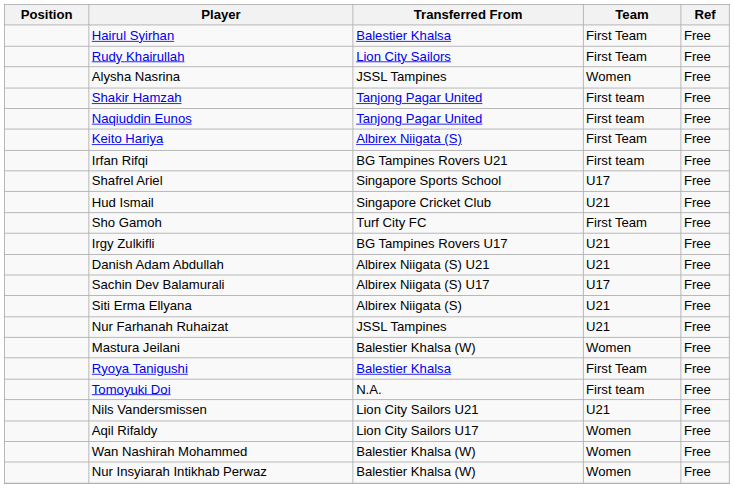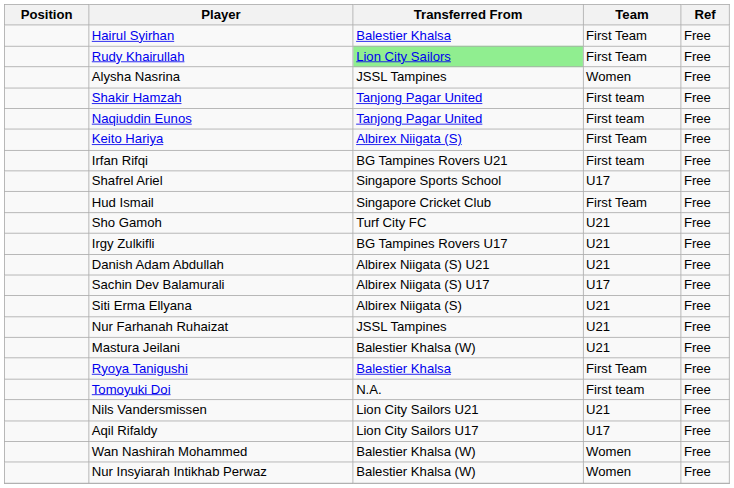(404, 56) no background -> (404, 56) lightgreen background
(598, 202) U21 -> (617, 202) First Team
(617, 222) First Team -> (598, 222) U21
(609, 347) Women -> (598, 347) U21
(609, 431) Women -> (598, 431) U17
